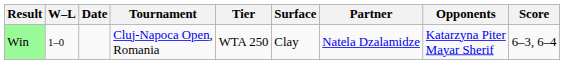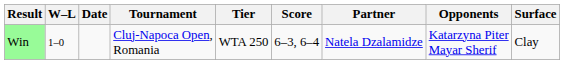columns swapped: (295, 14) <-> (534, 14)
